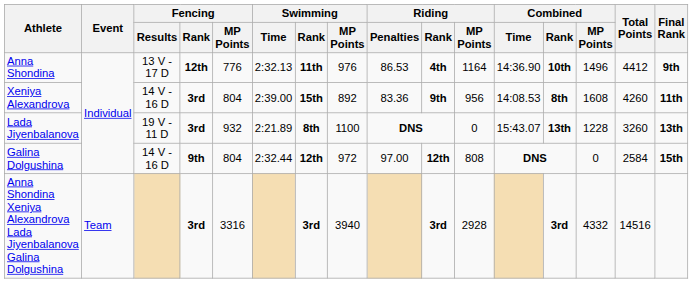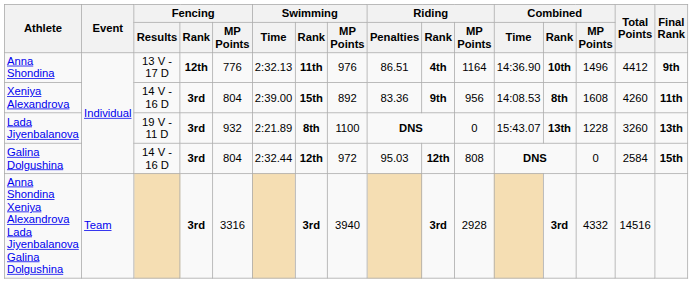(395, 68) 86.53 -> (395, 68) 86.51
(196, 159) 9th -> (196, 159) 3rd
(395, 159) 97.00 -> (395, 159) 95.03
